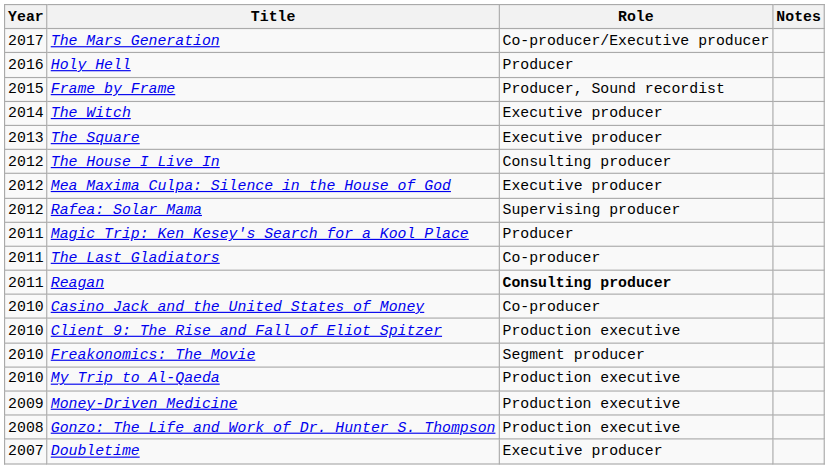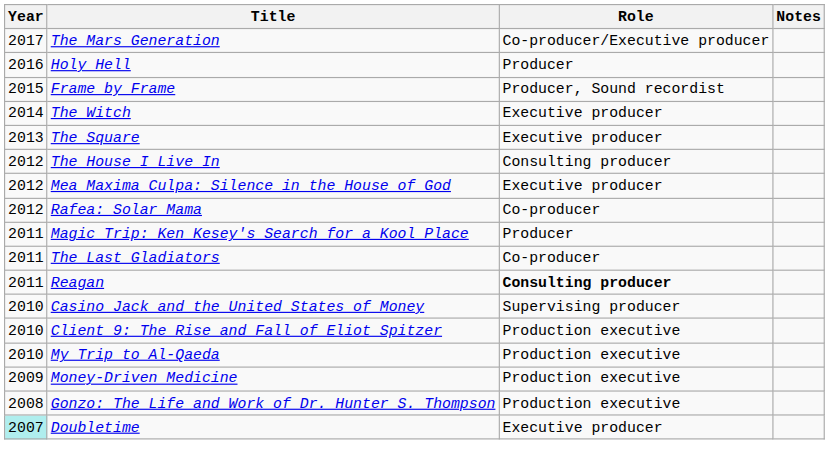(591, 210) Supervising producer -> (551, 210) Co-producer
(551, 306) Co-producer -> (591, 306) Supervising producer
- row: (153, 355)
(26, 451) no background -> (26, 427) paleturquoise background
